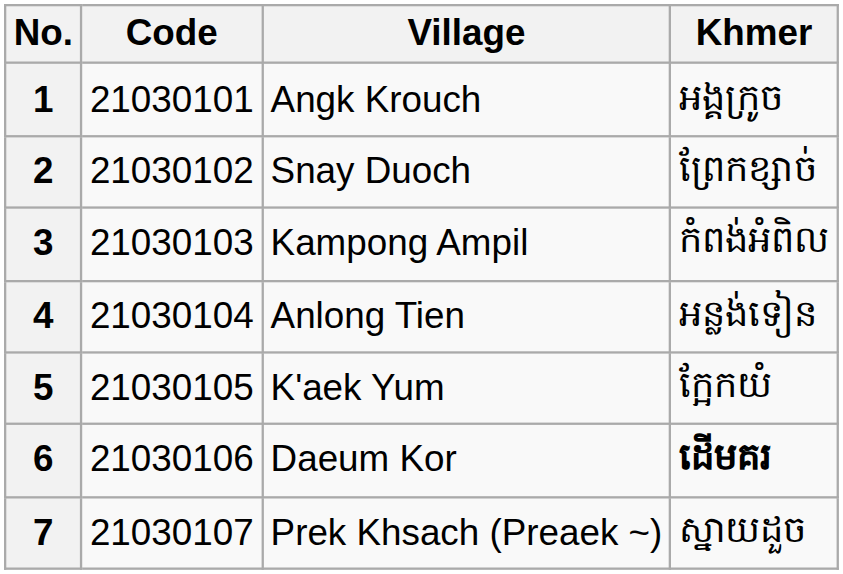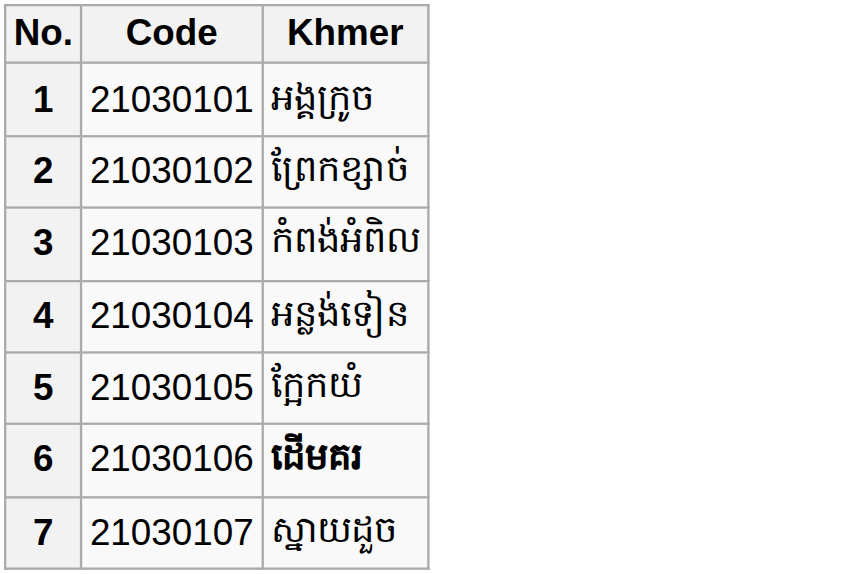- column: (466, 33)
